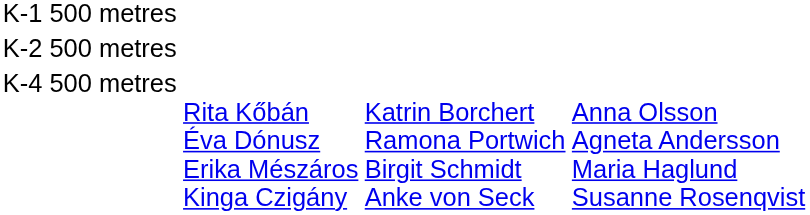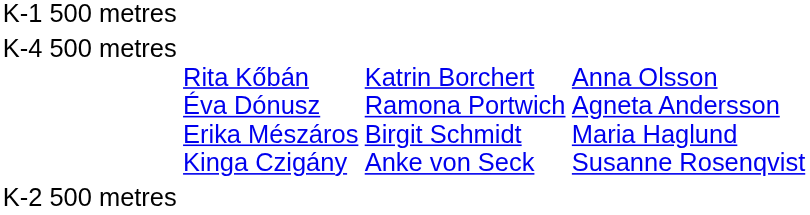rows swapped: (90, 48) <-> (90, 83)
